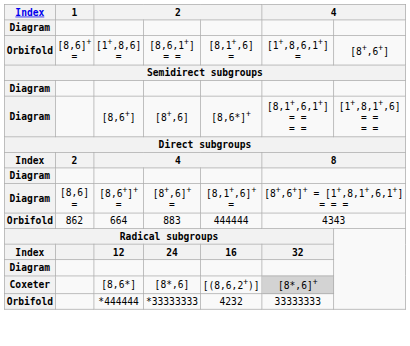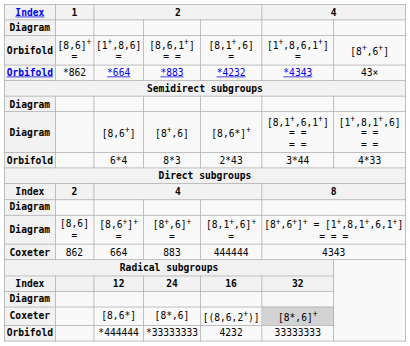+ row: (119, 73)
+ row: (119, 160)
(30, 221) Orbifold -> (30, 252) Coxeter
